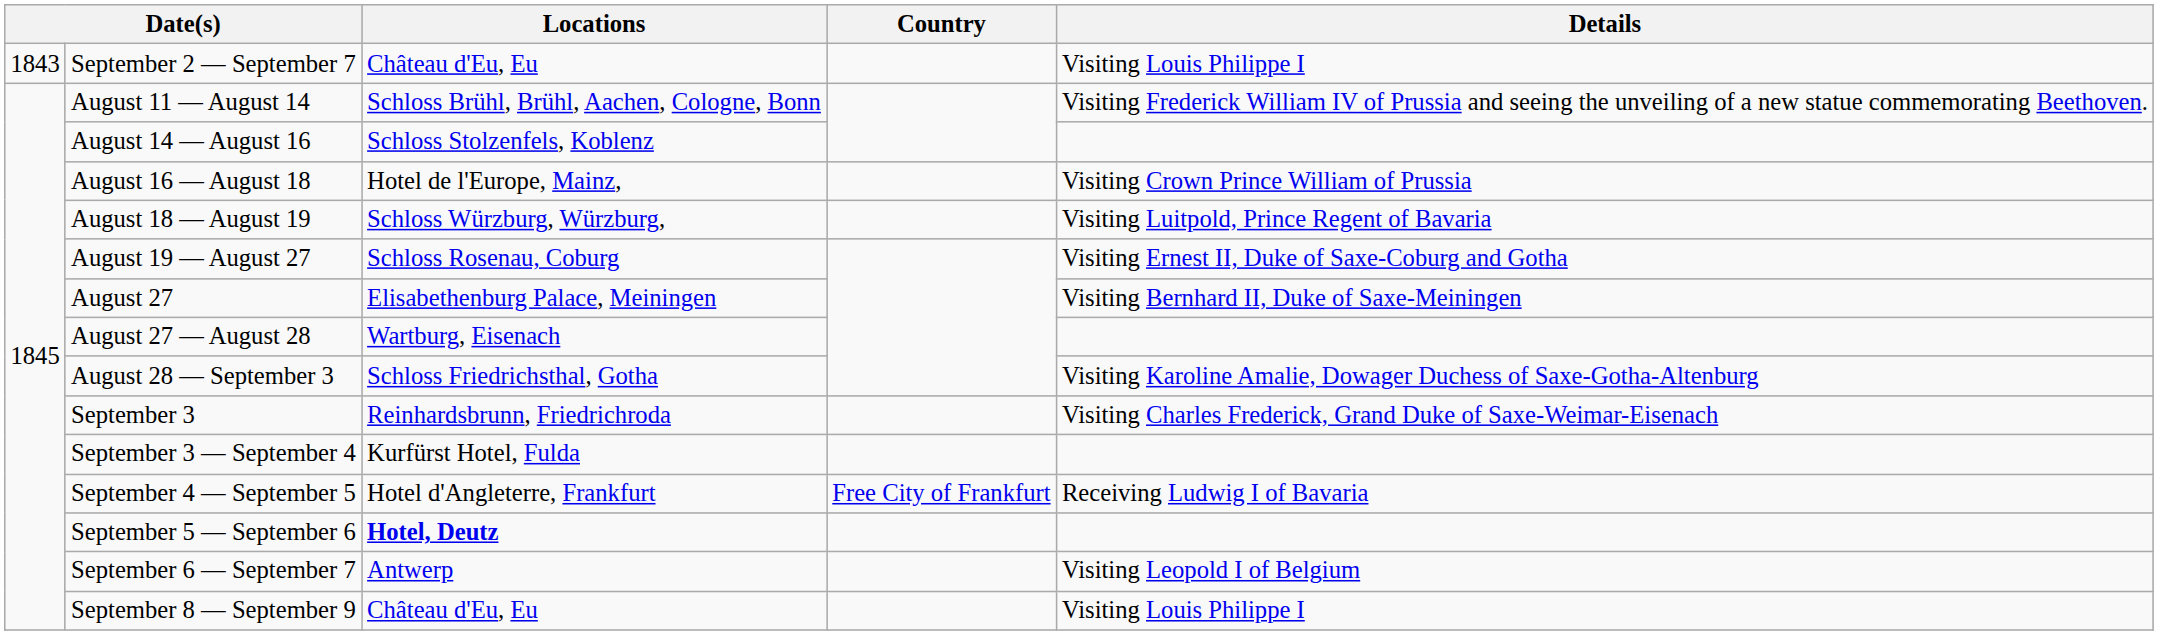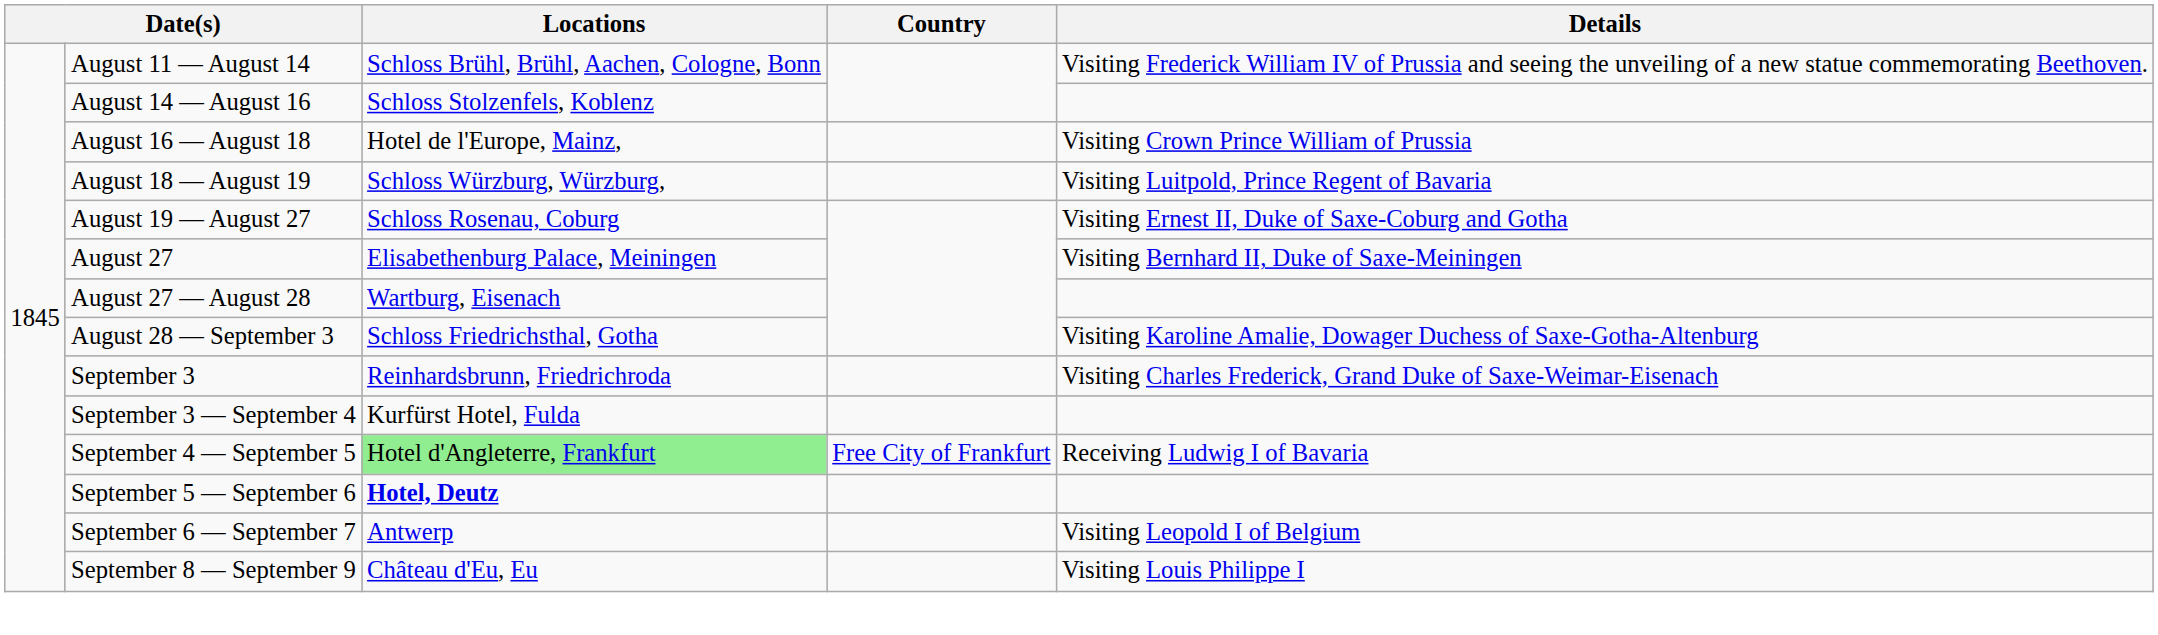- row: (213, 63)
(511, 492) no background -> (511, 453) lightgreen background
